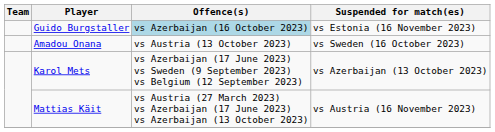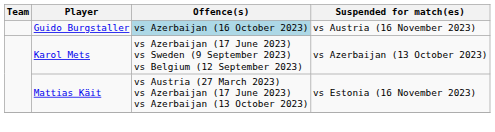(395, 28) vs Estonia (16 November 2023) -> (395, 28) vs Austria (16 November 2023)
- row: (67, 43)
(395, 108) vs Austria (16 November 2023) -> (395, 93) vs Estonia (16 November 2023)
